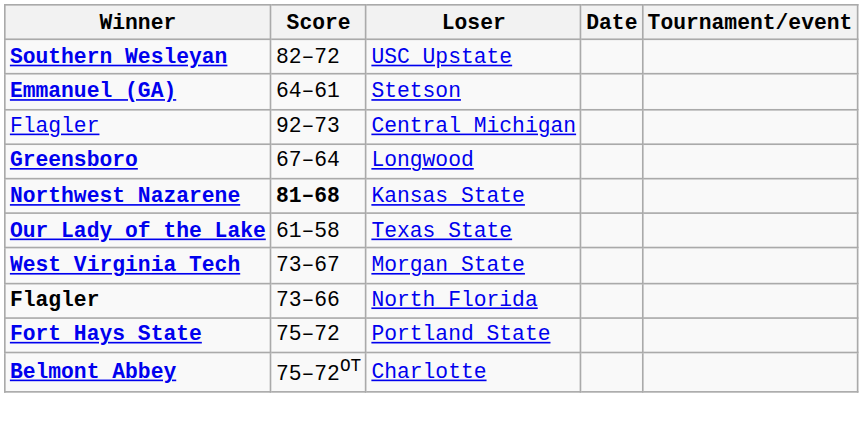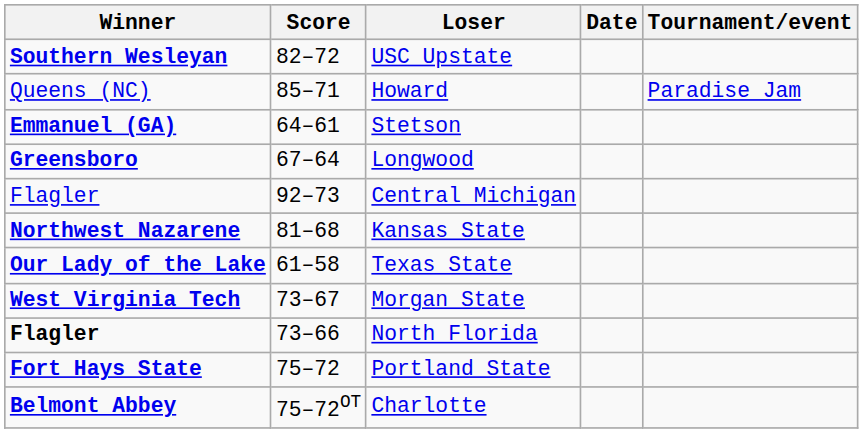+ row: (410, 92)
rows swapped: (474, 126) <-> (423, 161)
(308, 196) bold -> (308, 231) normal
